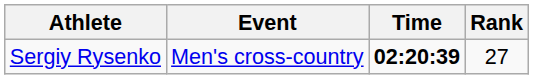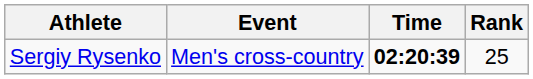(497, 56) 27 -> (497, 56) 25
